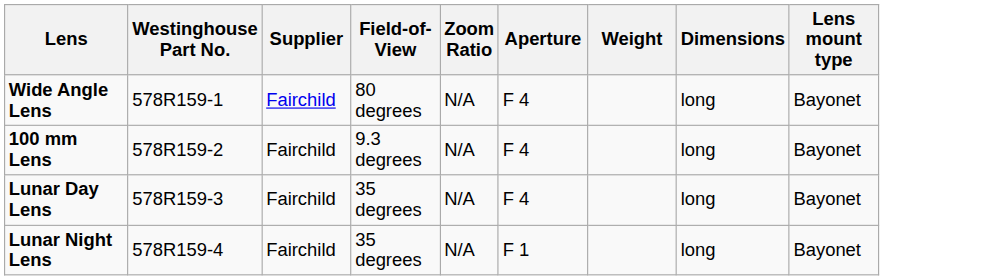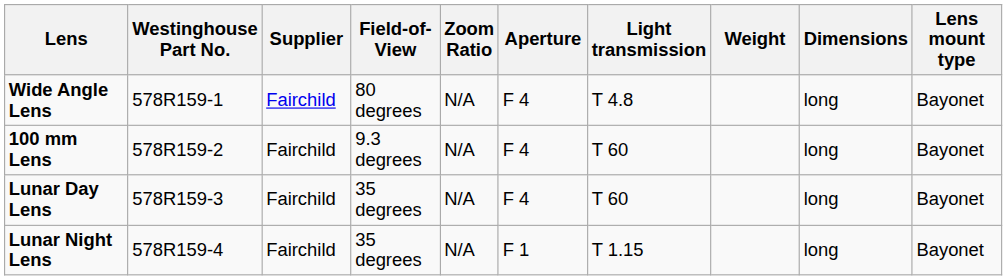+ column: (649, 39)
